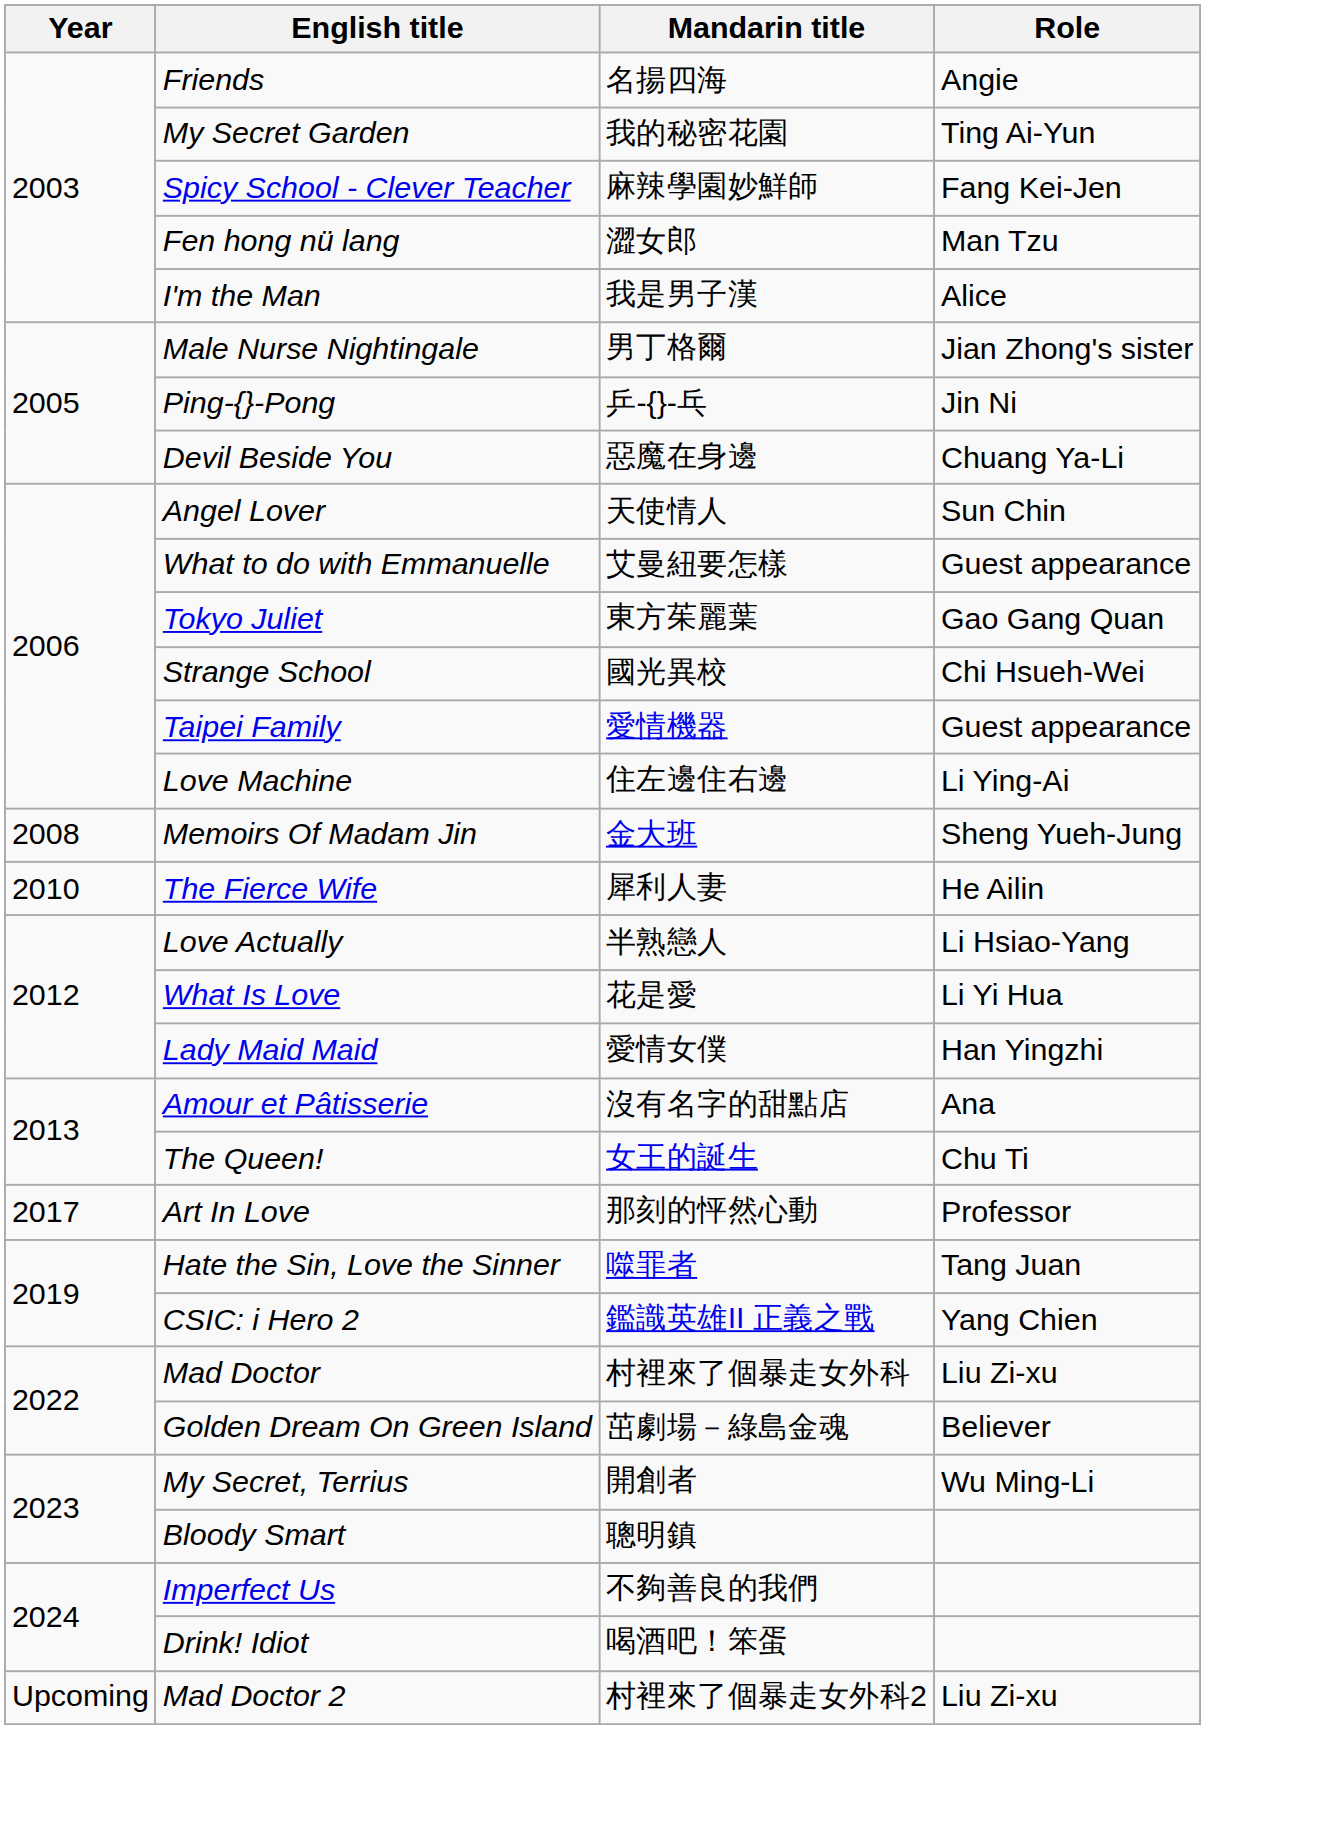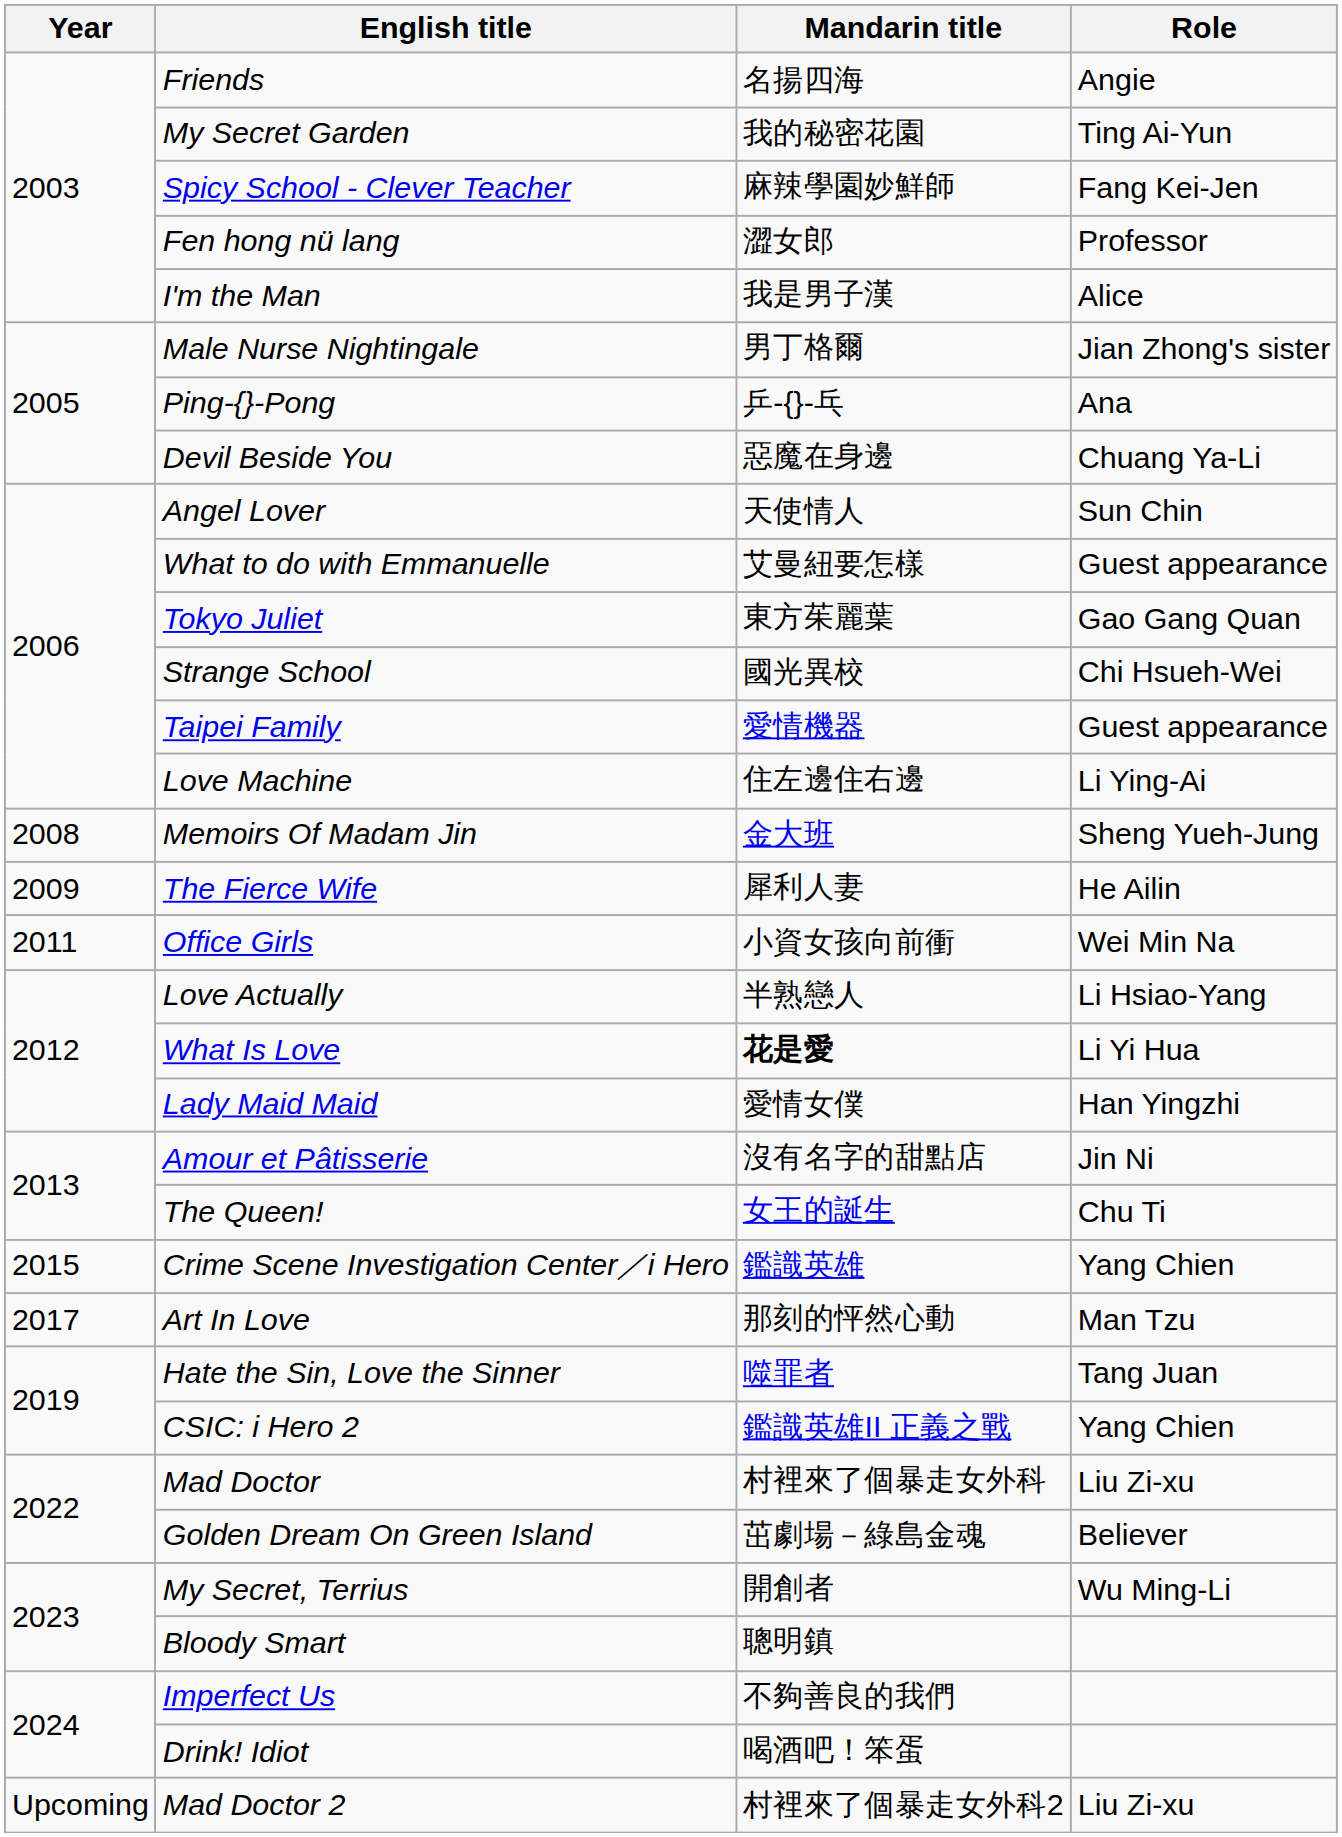(1000, 241) Man Tzu -> (1143, 241) Professor
(979, 403) Jin Ni -> (1105, 403) Ana
(46, 888) 2010 -> (46, 888) 2009
+ row: (238, 942)
(652, 995) normal -> (788, 1049) bold
(968, 1104) Ana -> (1116, 1157) Jin Ni
+ row: (446, 1264)
(1006, 1211) Professor -> (1137, 1319) Man Tzu
